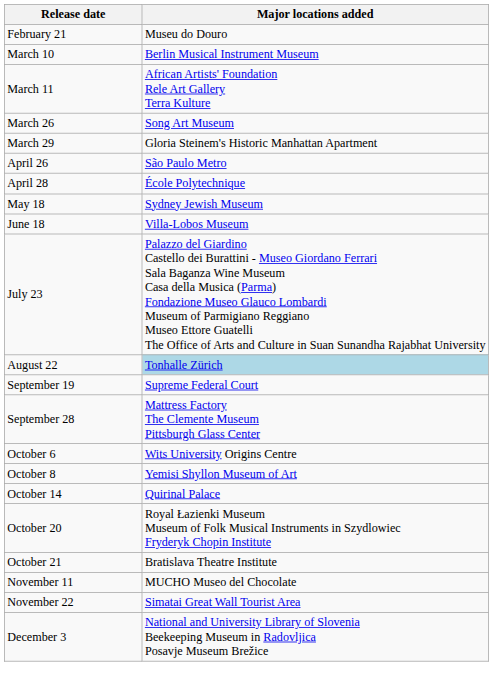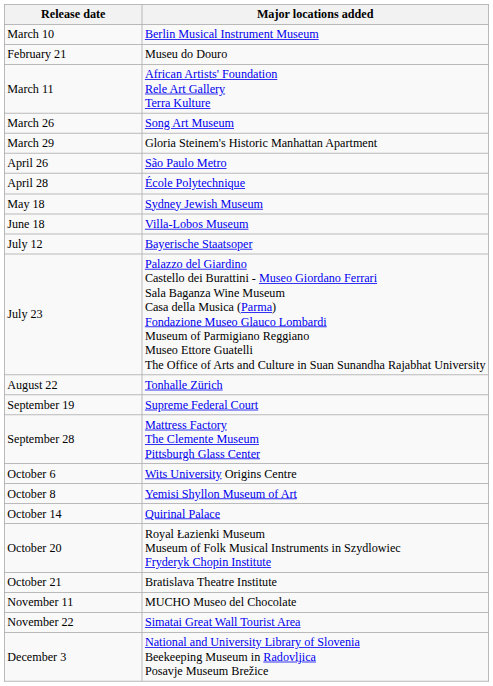rows swapped: (37, 34) <-> (31, 54)
+ row: (25, 244)
(184, 364) lightblue background -> (184, 384) no background
